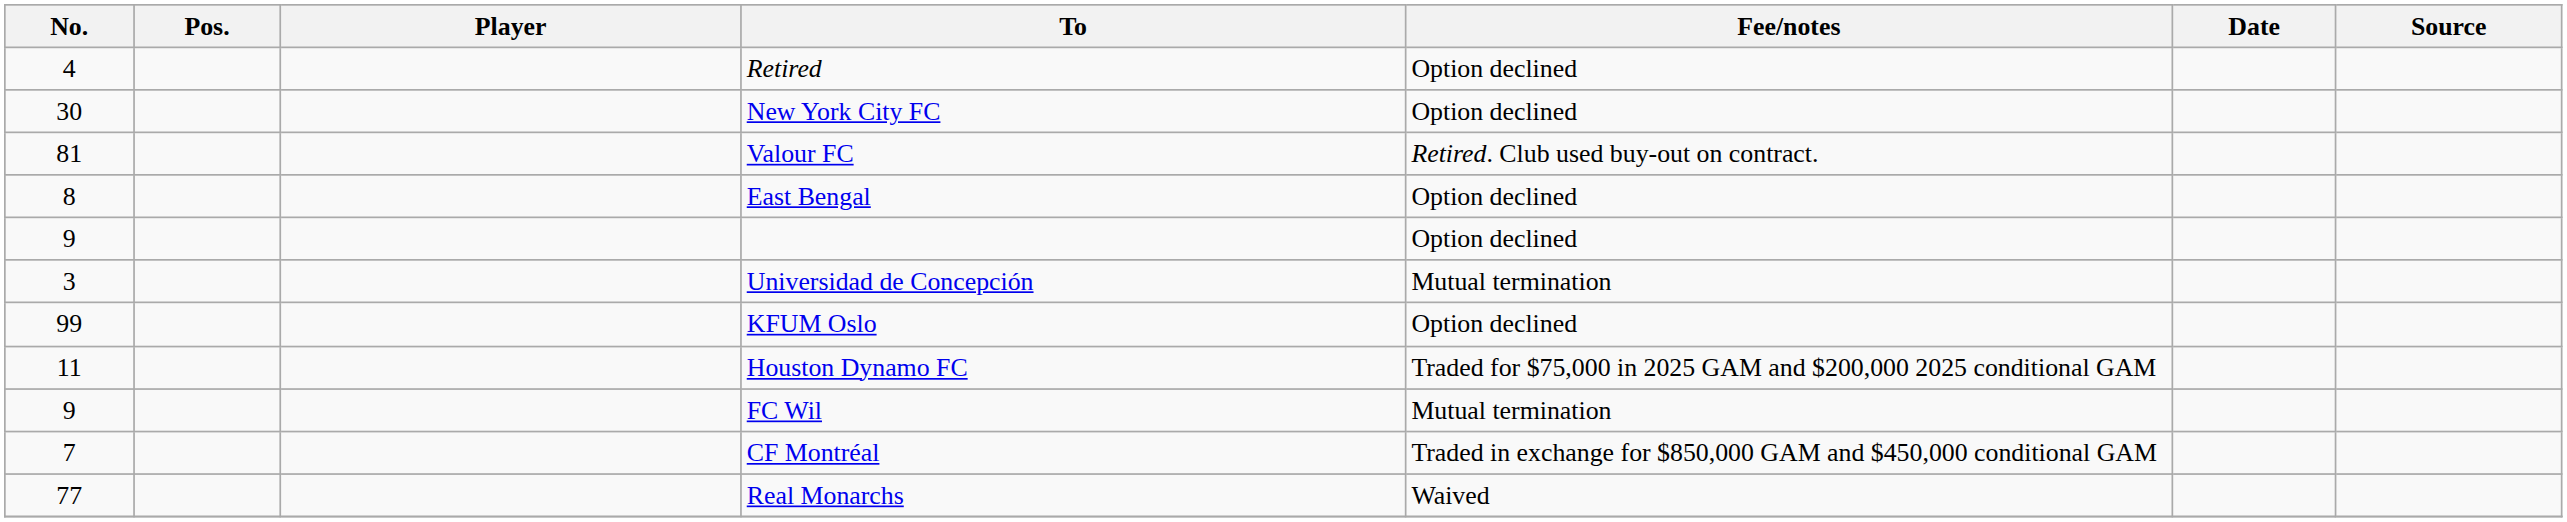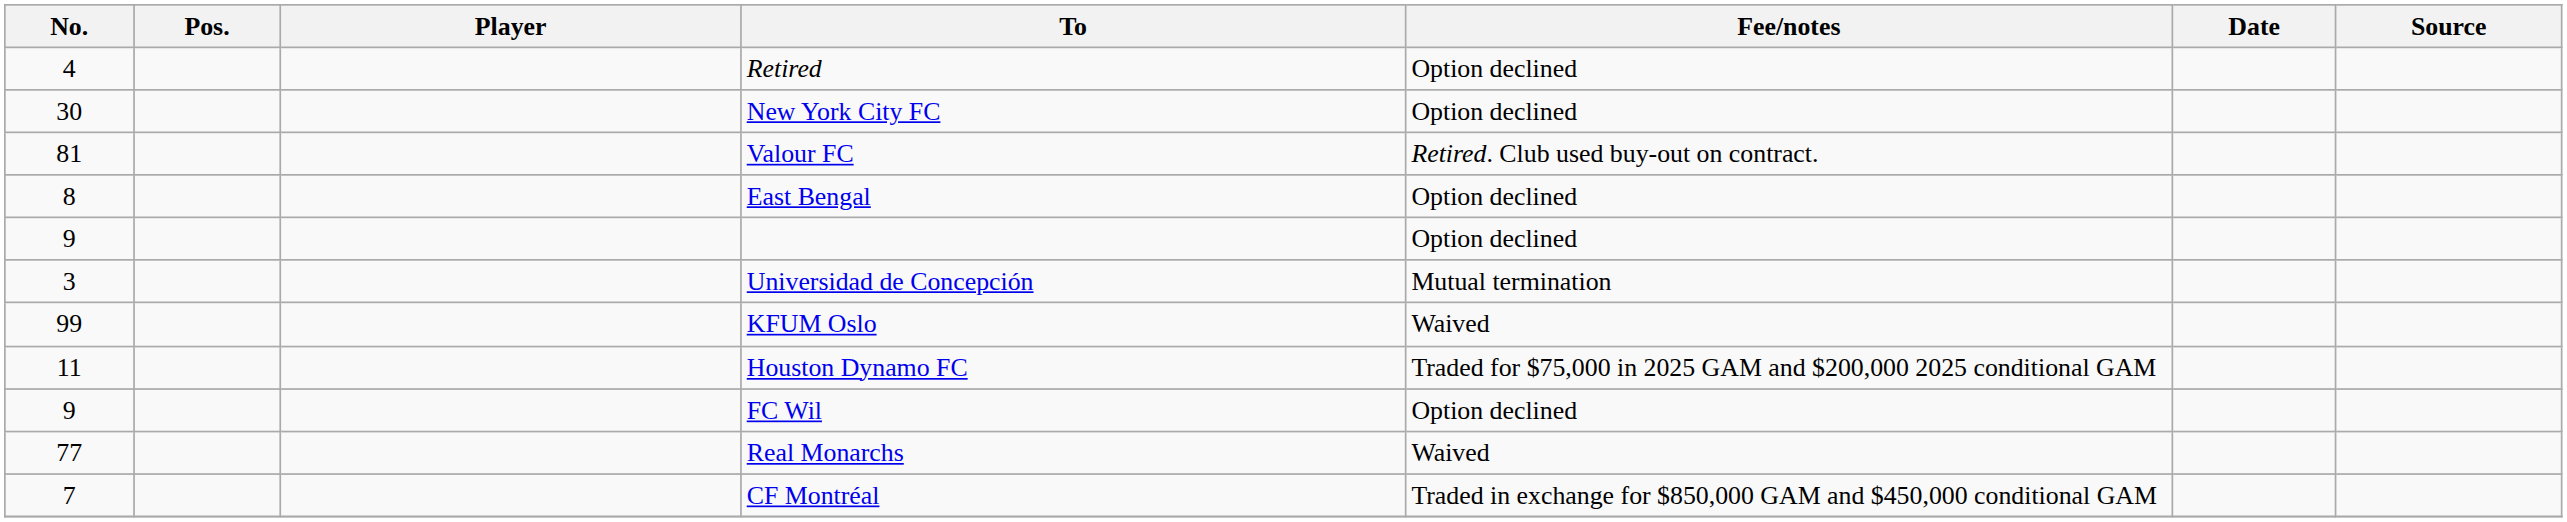(1494, 324) Option declined -> (1451, 324) Waived
(1511, 409) Mutual termination -> (1494, 409) Option declined
rows swapped: (69, 494) <-> (69, 452)
